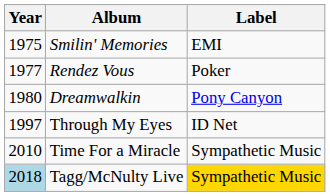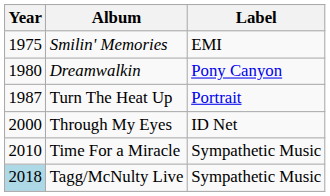- row: (92, 71)
+ row: (111, 97)
(25, 124) 1997 -> (25, 124) 2000
(256, 177) gold background -> (256, 177) no background
